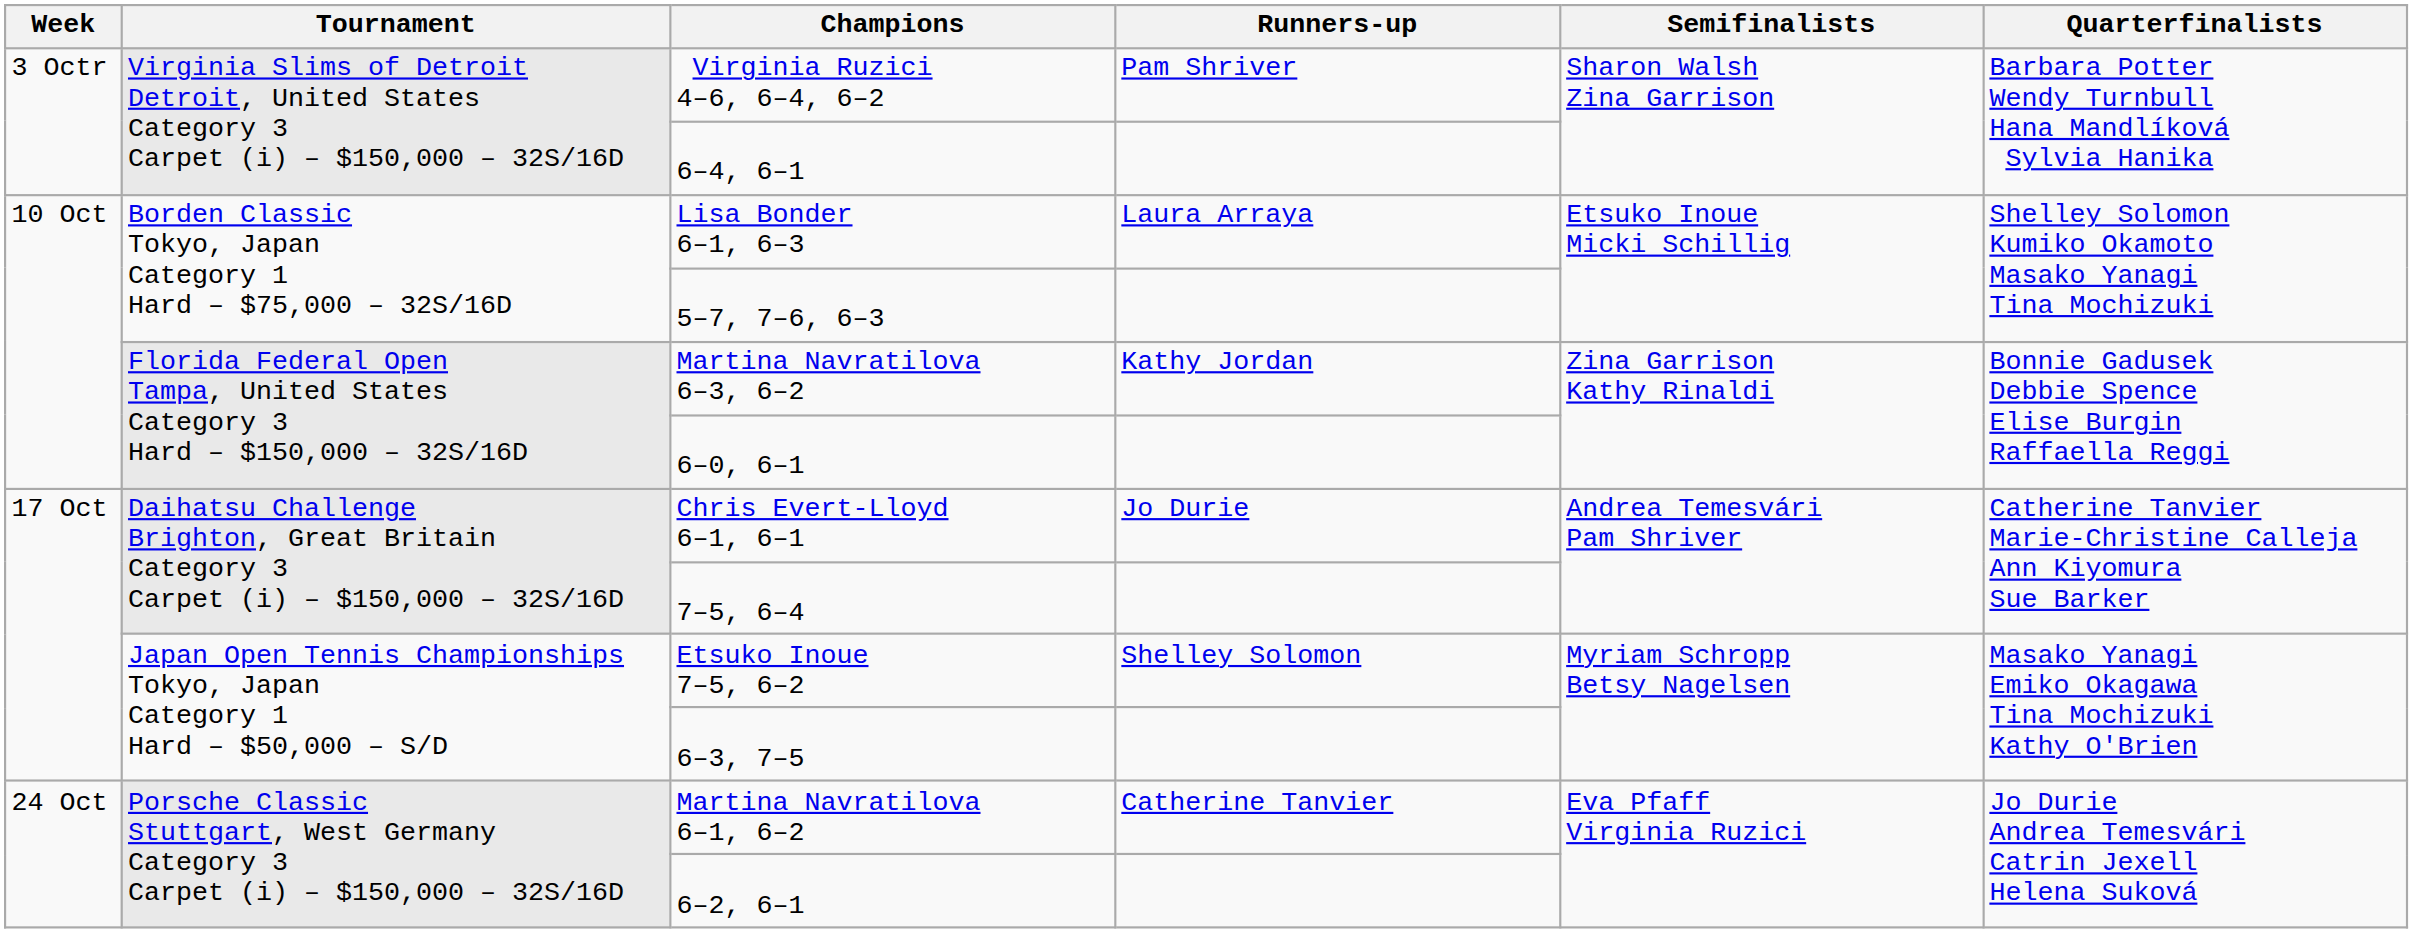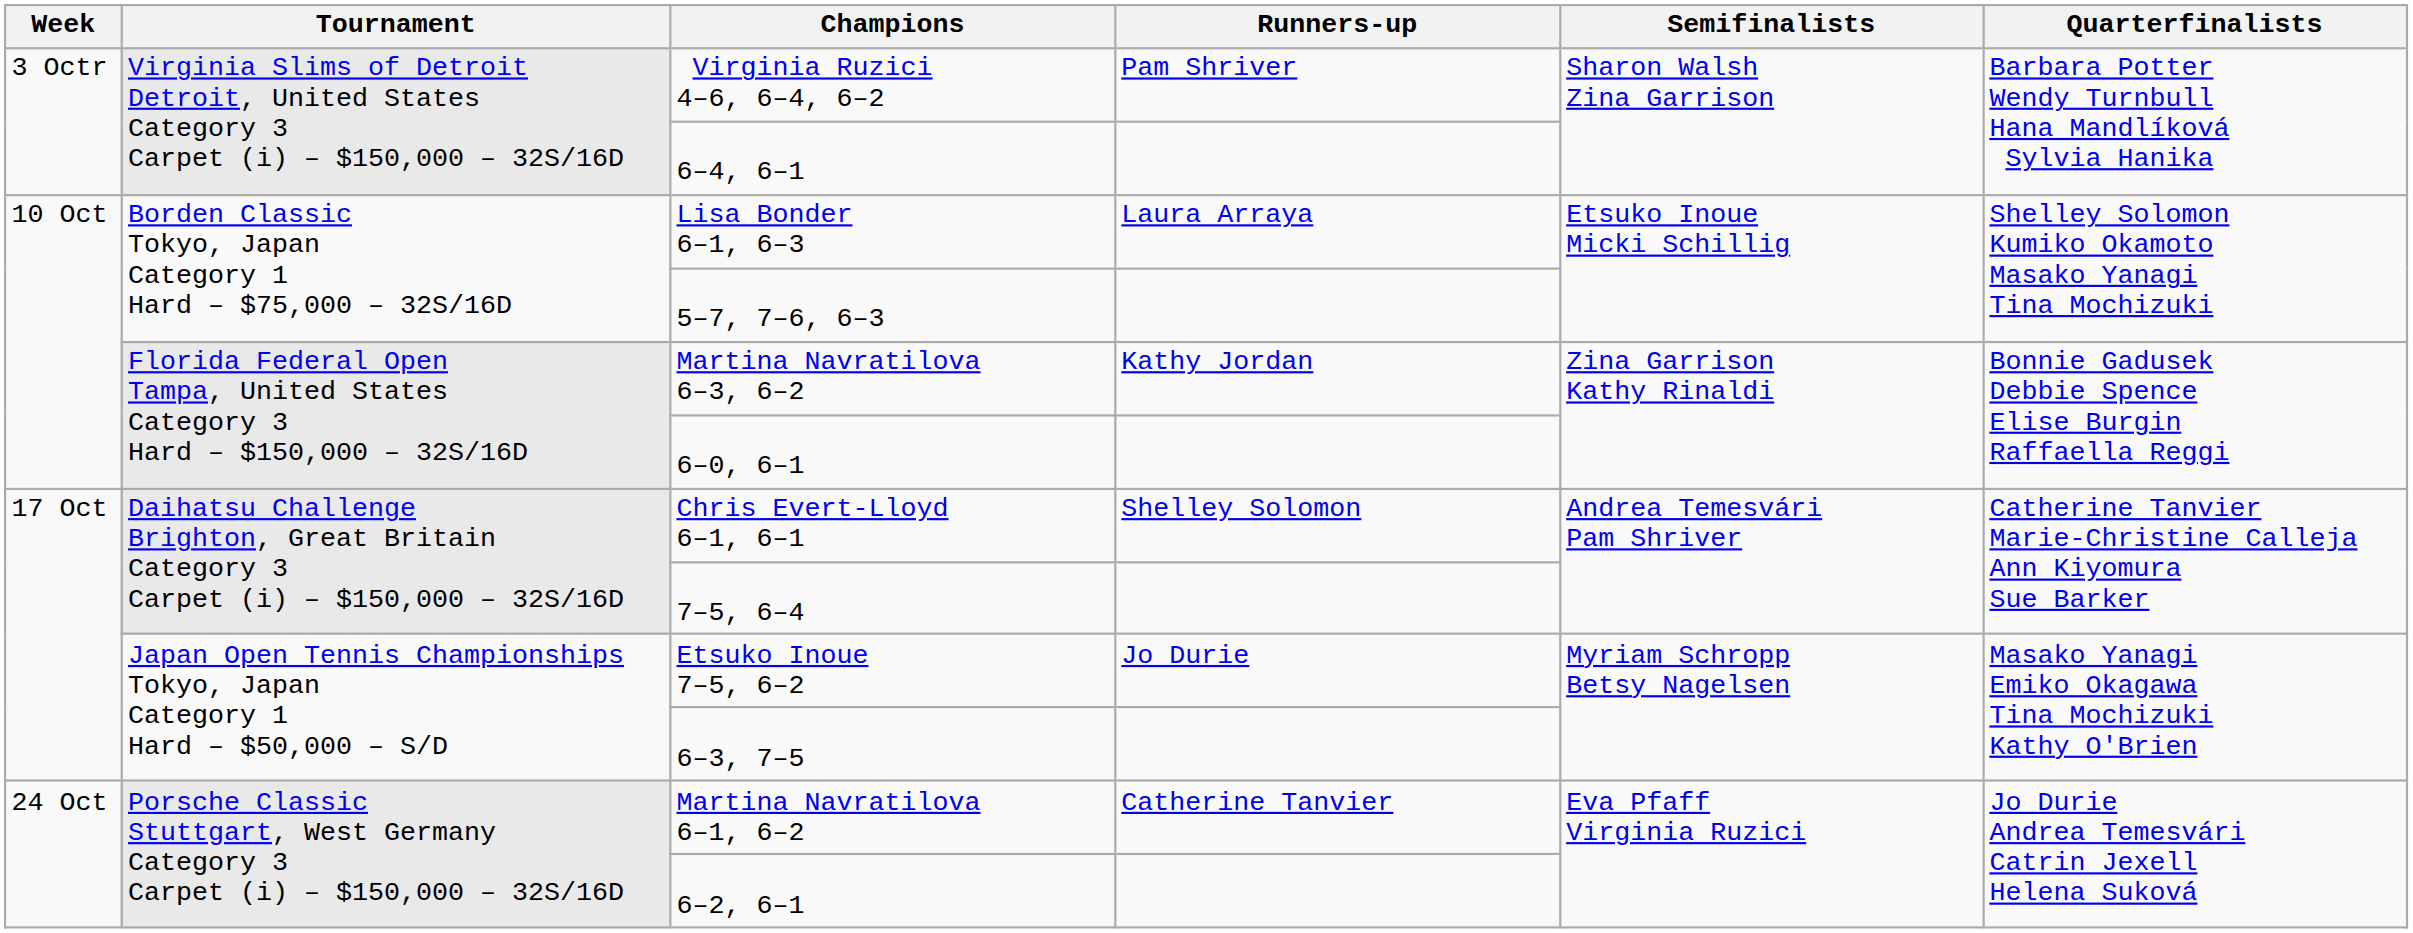(1185, 510) Jo Durie -> (1241, 510) Shelley Solomon
(1241, 656) Shelley Solomon -> (1185, 656) Jo Durie
